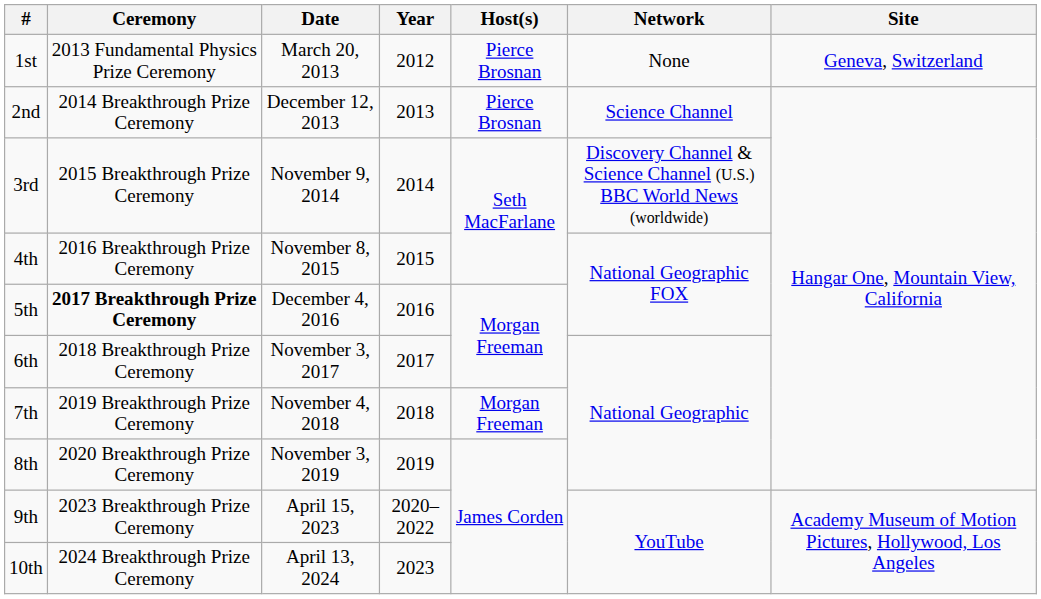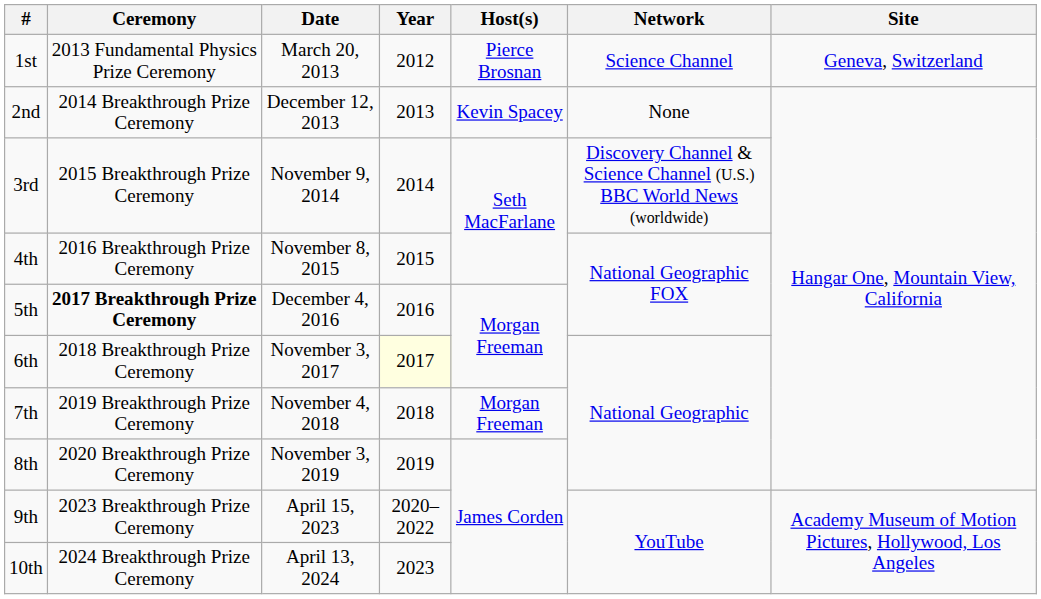(669, 60) None -> (669, 60) Science Channel
(510, 112) Pierce Brosnan -> (510, 112) Kevin Spacey
(669, 112) Science Channel -> (669, 112) None
(415, 361) no background -> (415, 361) lightyellow background
